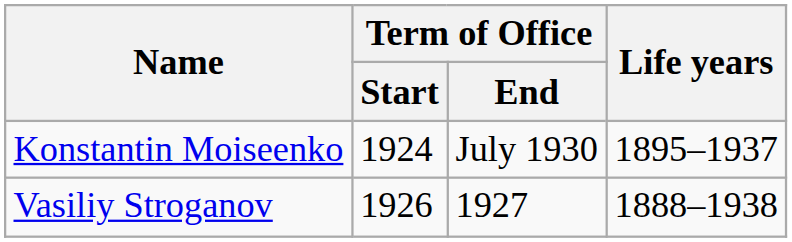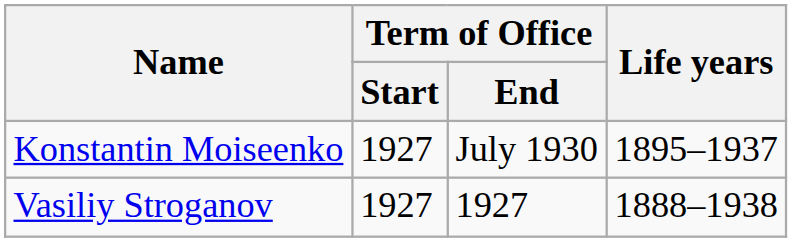(396, 148) 1924 -> (396, 148) 1927
(396, 206) 1926 -> (396, 206) 1927
